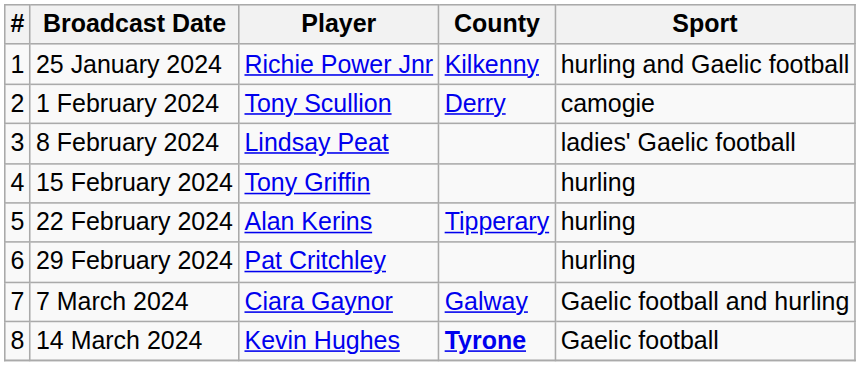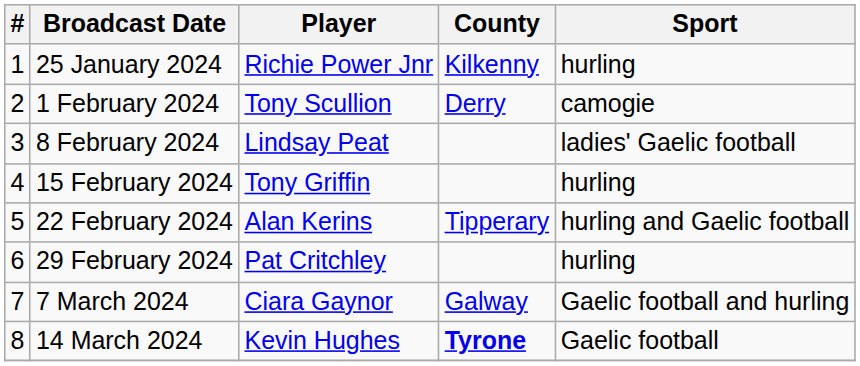(705, 63) hurling and Gaelic football -> (598, 63) hurling
(598, 222) hurling -> (705, 222) hurling and Gaelic football
